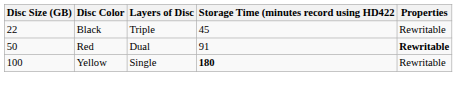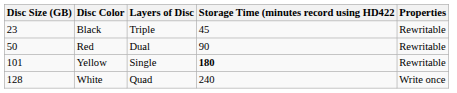(12, 29) 22 -> (12, 29) 23
(204, 46) 91 -> (204, 46) 90
(424, 46) bold -> (422, 46) normal
(15, 63) 100 -> (15, 63) 101
+ row: (90, 79)
